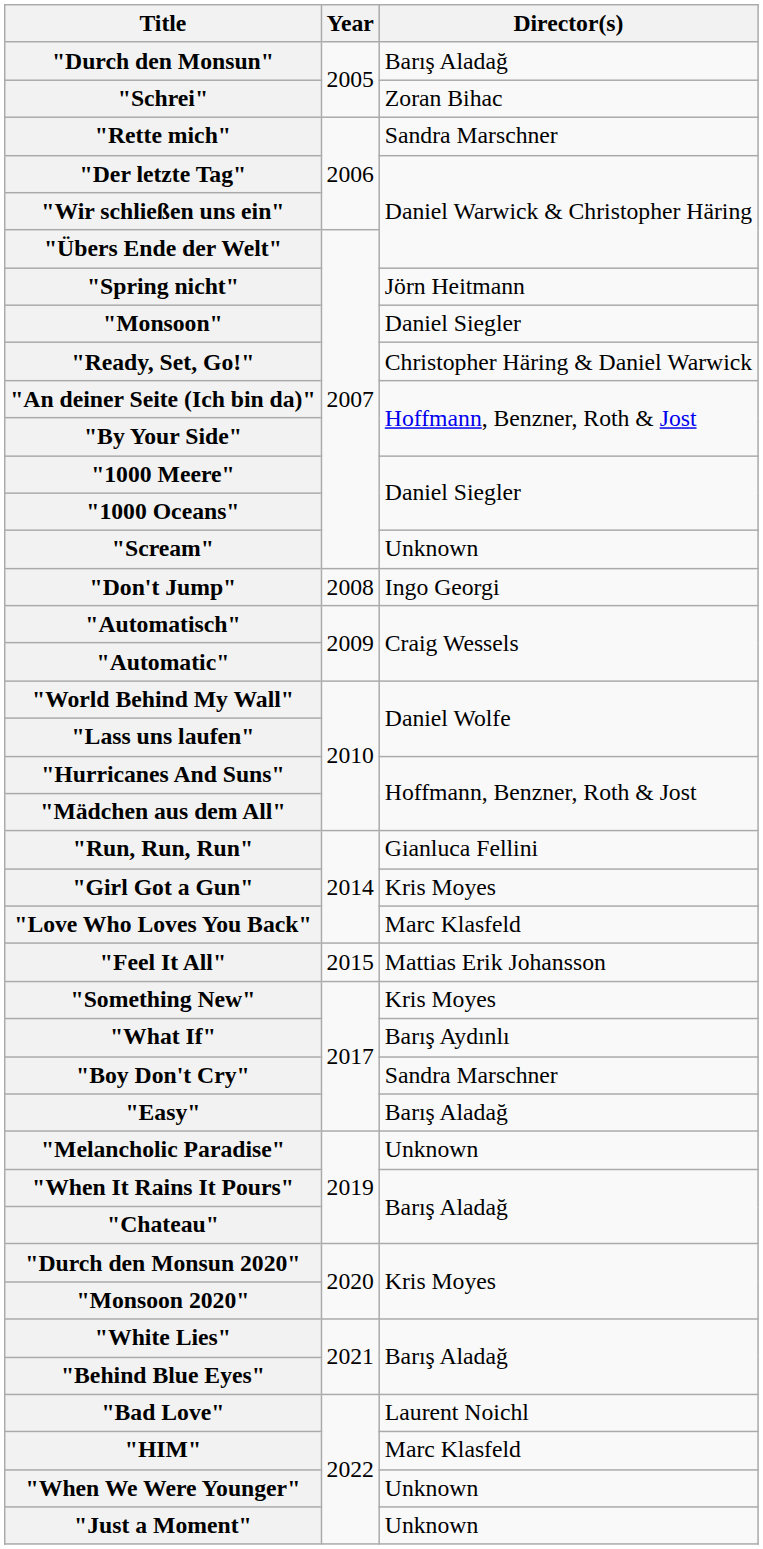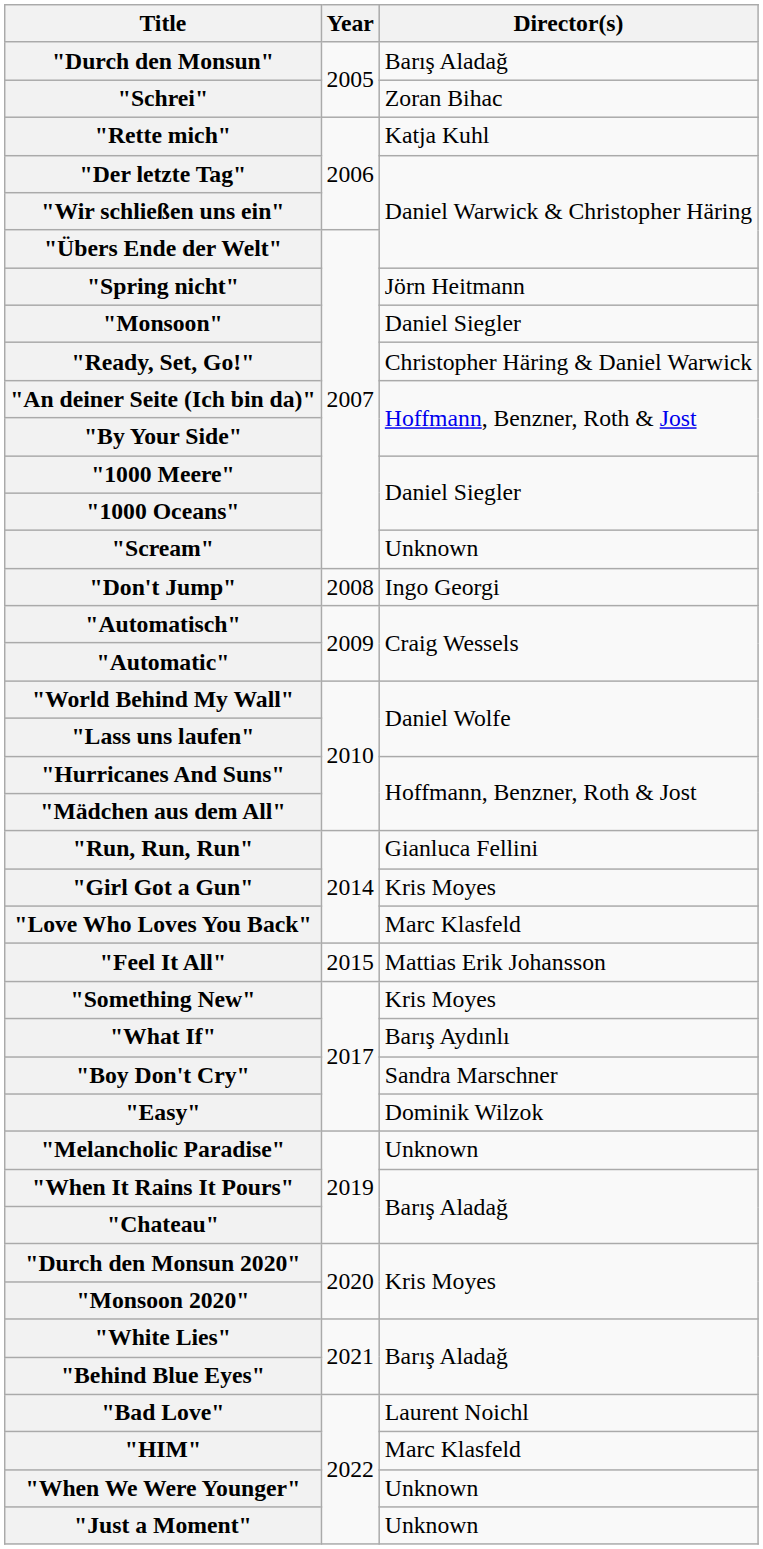(471, 135) Sandra Marschner -> (437, 135) Katja Kuhl
(446, 1112) Barış Aladağ -> (464, 1112) Dominik Wilzok
